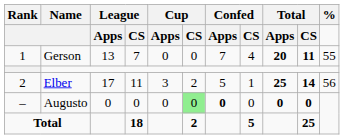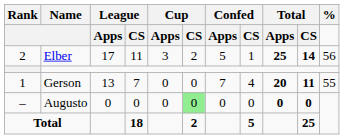rows swapped: (62, 55) <-> (58, 82)
(223, 102) bold -> (223, 102) normal
